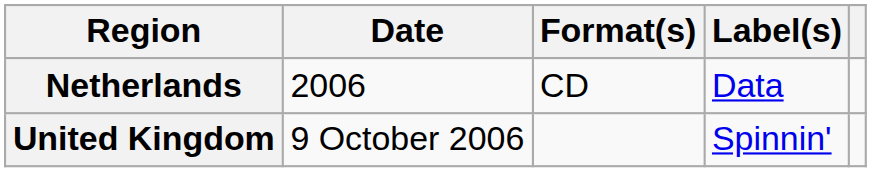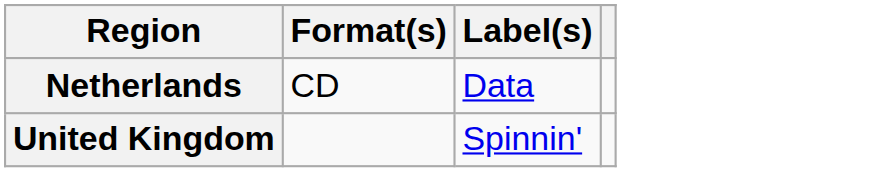- column: (407, 31)
